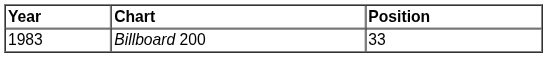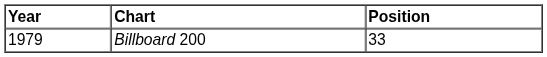(25, 40) 1983 -> (25, 40) 1979
